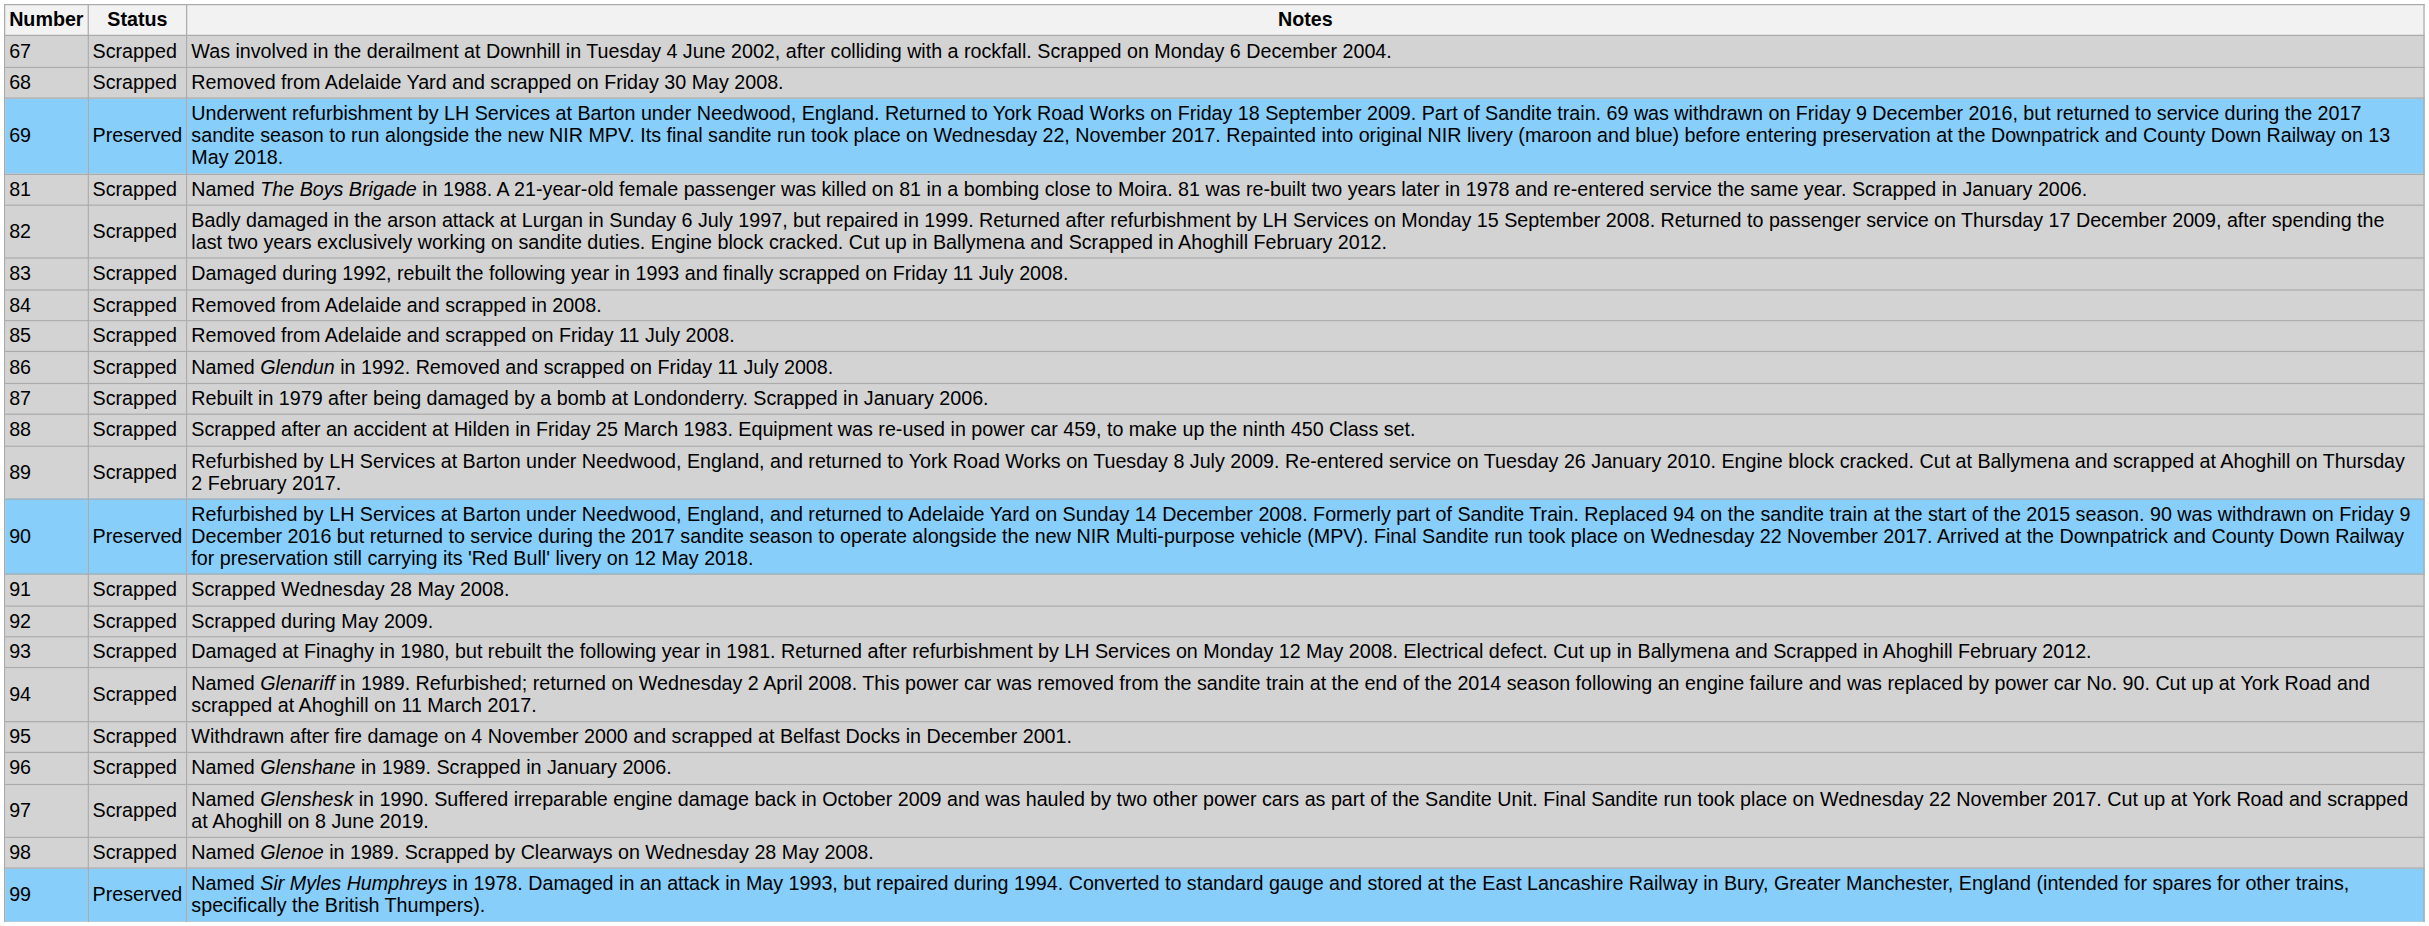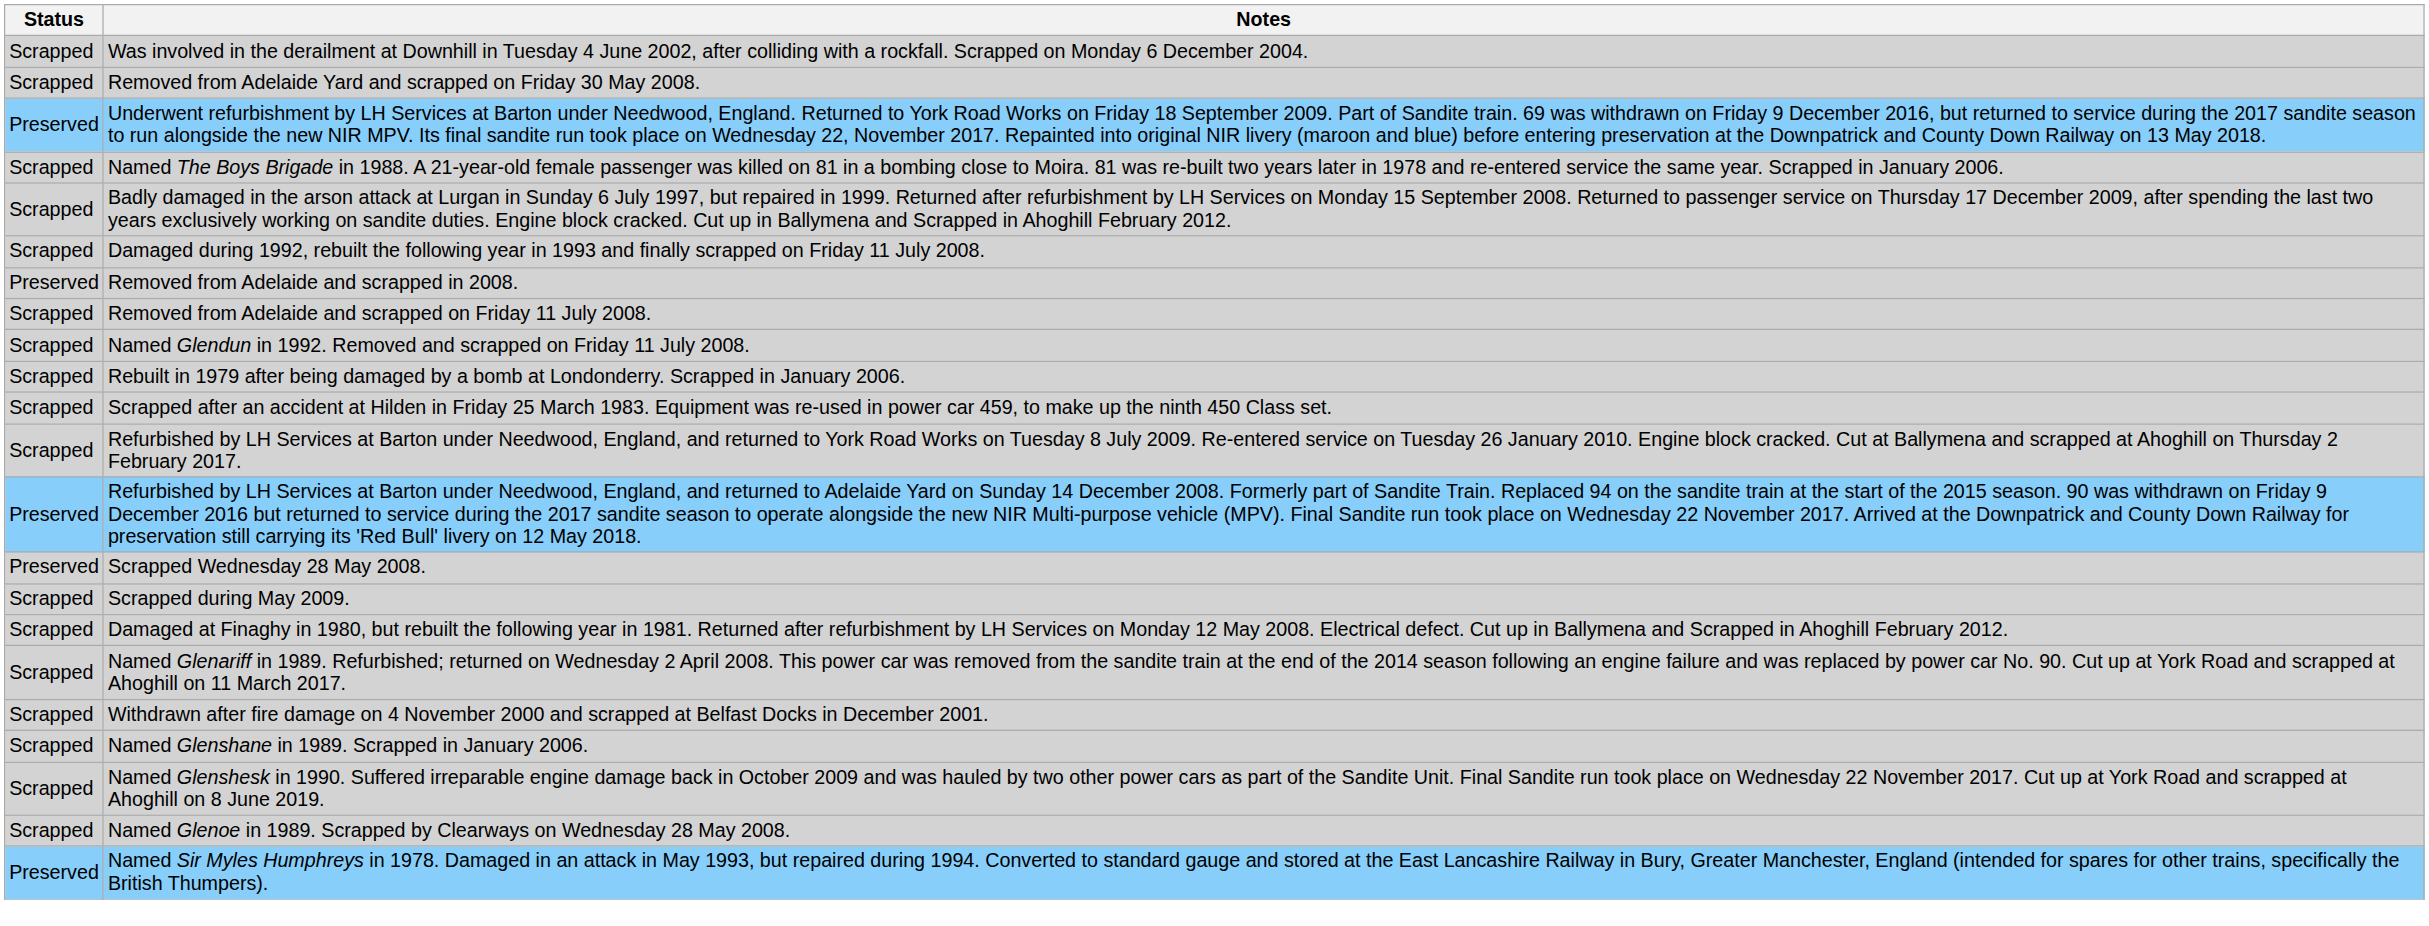- column: (46, 20)
(135, 305) Scrapped -> (54, 282) Preserved
(135, 589) Scrapped -> (54, 567) Preserved
